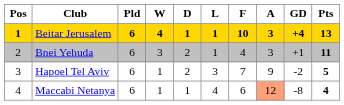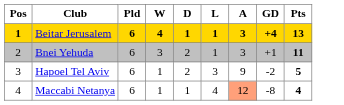- column: (243, 14)
